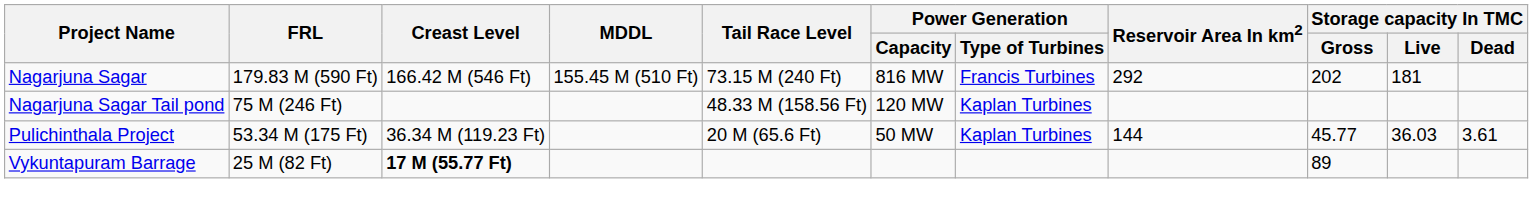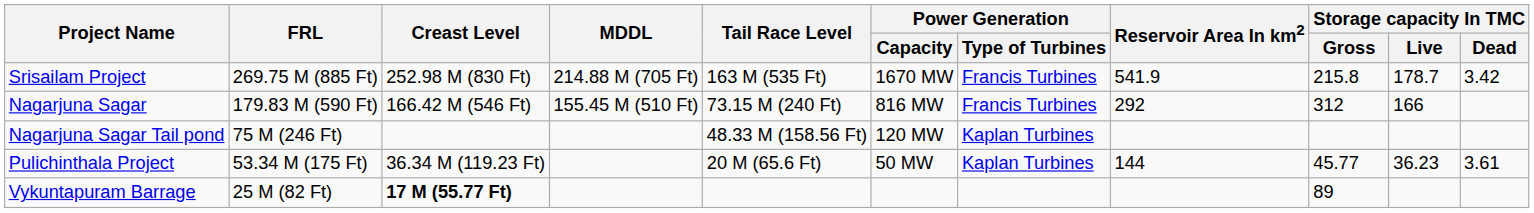+ row: (77, 76)
(1326, 76) 202 -> (1328, 105) 312
(1406, 76) 181 -> (1408, 105) 166
(1414, 134) 36.03 -> (1416, 163) 36.23
